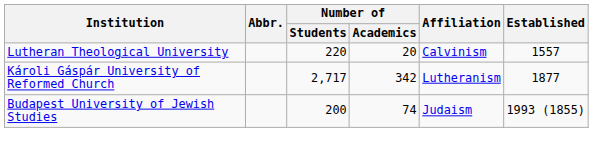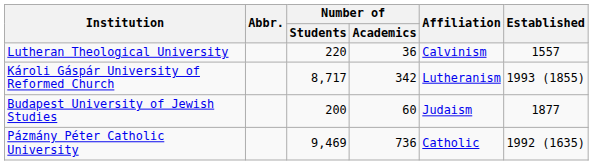(409, 53) 20 -> (409, 53) 36
(329, 79) 2,717 -> (329, 79) 8,717
(546, 79) 1877 -> (546, 79) 1993 (1855)
(409, 111) 74 -> (409, 111) 60
(546, 111) 1993 (1855) -> (546, 111) 1877
+ row: (86, 144)
